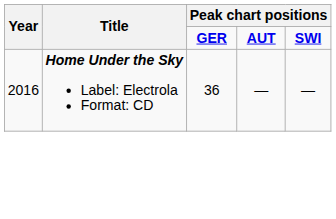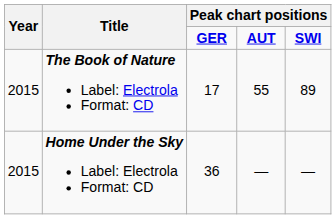+ row: (114, 83)
(23, 90) 2016 -> (23, 172) 2015
